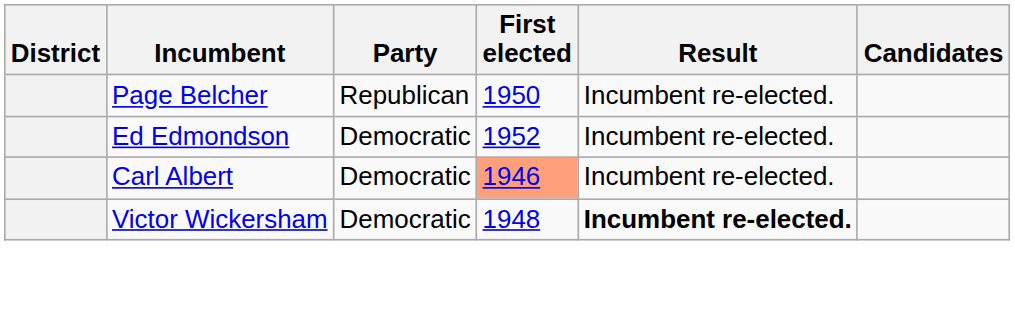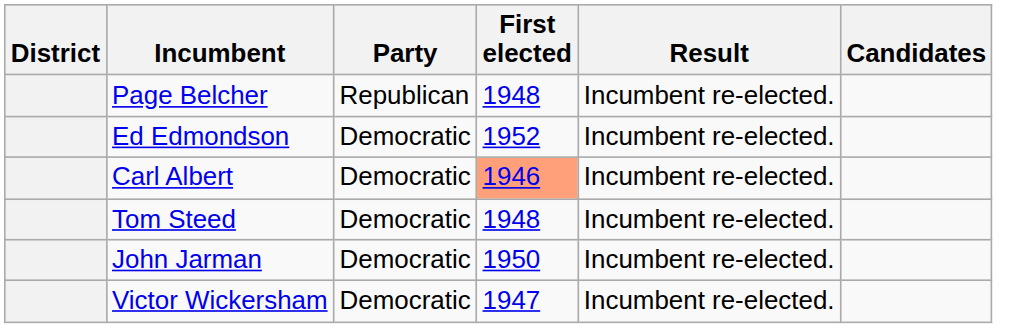(511, 95) 1950 -> (511, 95) 1948
+ row: (174, 218)
+ row: (187, 259)
(511, 218) 1948 -> (511, 300) 1947
(718, 218) bold -> (709, 300) normal
